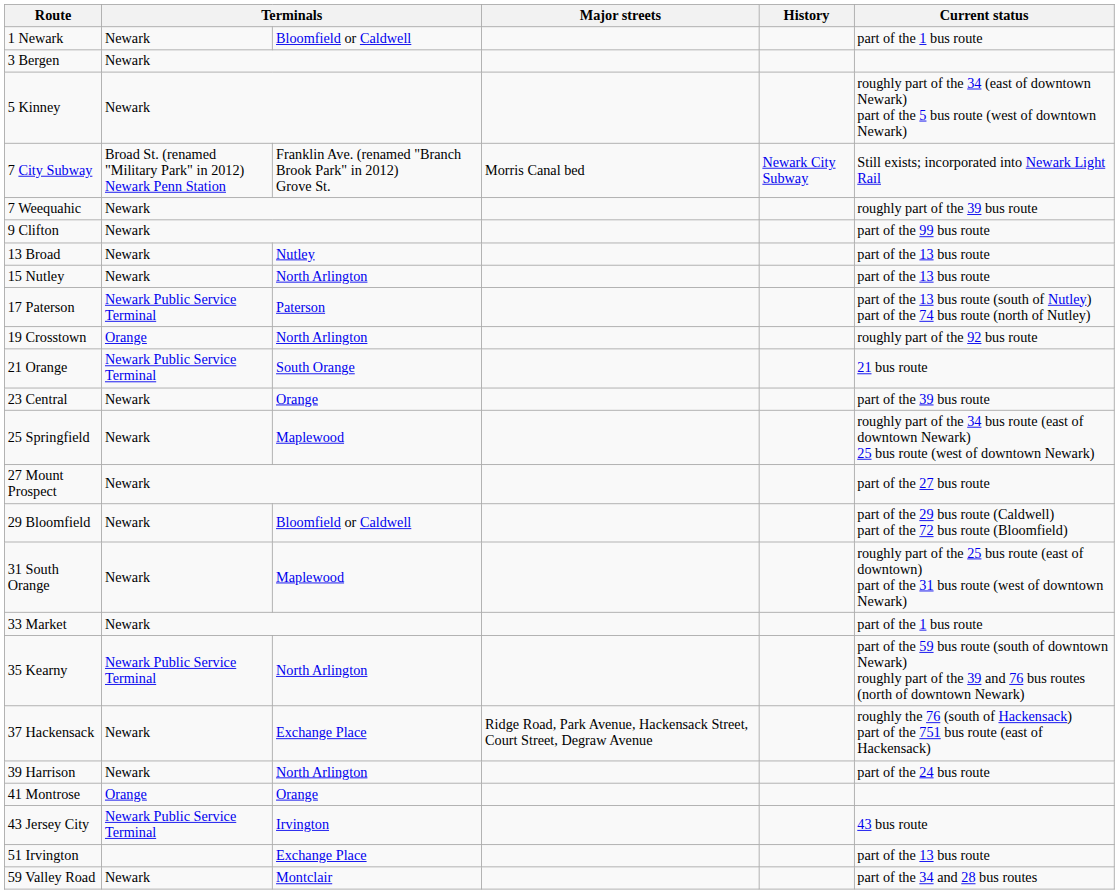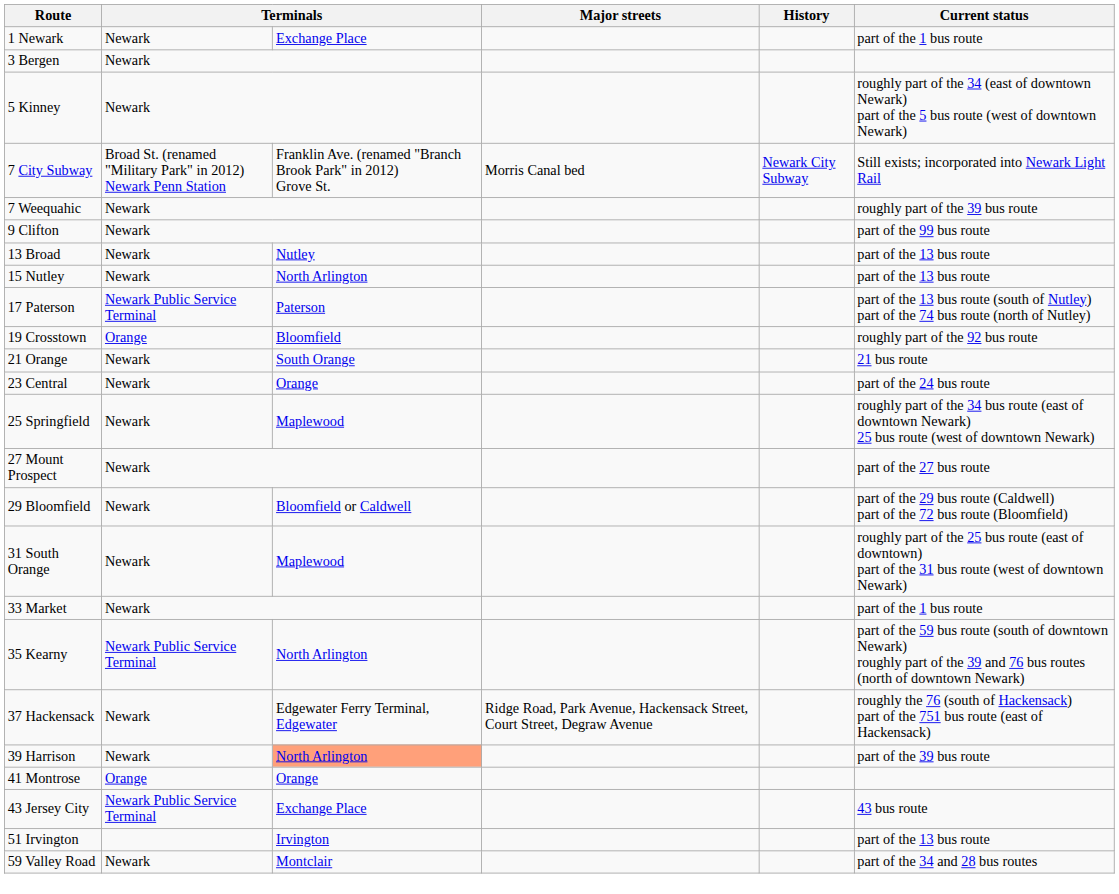(344, 38) Bloomfield or Caldwell -> (321, 38) Exchange Place
(322, 337) North Arlington -> (308, 337) Bloomfield
(171, 368) Newark Public Service Terminal -> (128, 360) Newark
(924, 398) part of the 39 bus route -> (924, 382) part of the 24 bus route
(321, 733) Exchange Place -> (353, 717) Edgewater Ferry Terminal, Edgewater
(322, 771) no background -> (322, 755) lightsalmon background
(924, 771) part of the 24 bus route -> (924, 755) part of the 39 bus route
(303, 825) Irvington -> (321, 809) Exchange Place
(321, 855) Exchange Place -> (303, 839) Irvington
